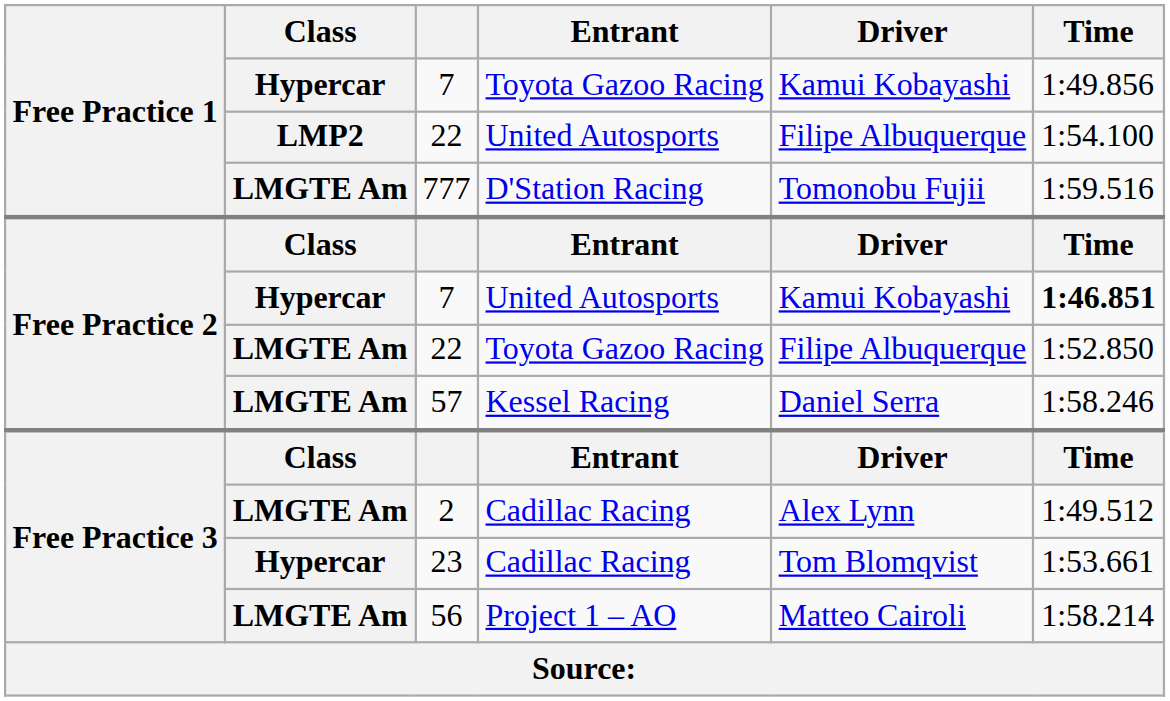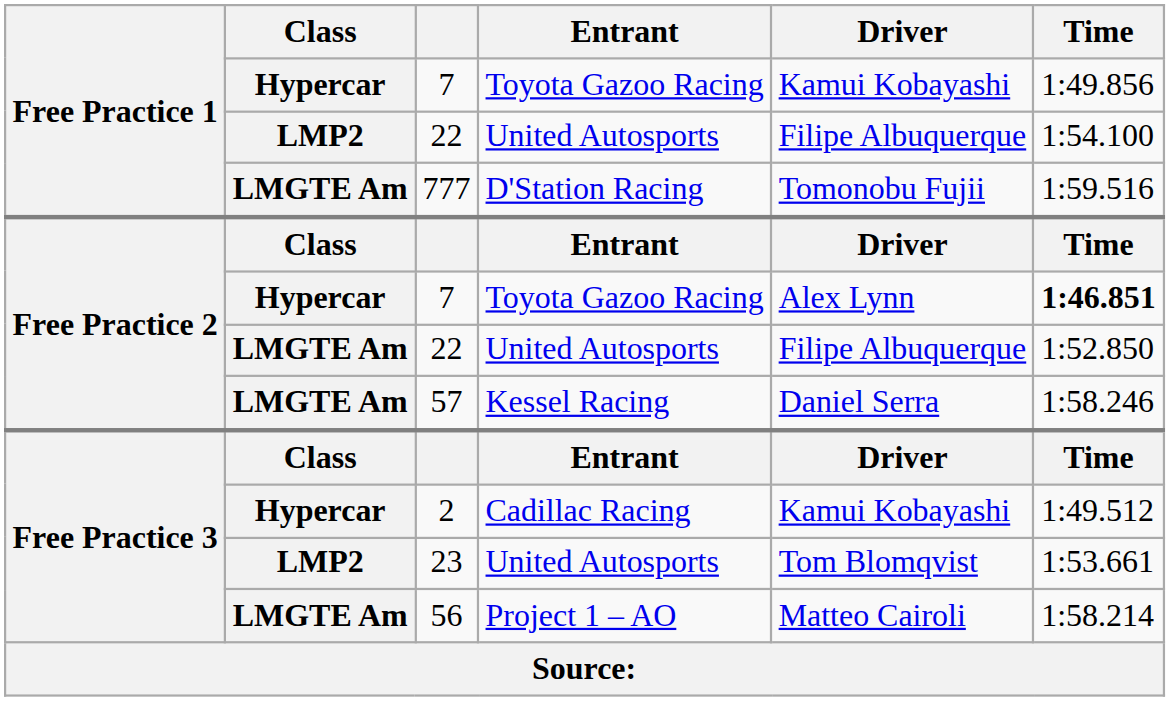(602, 297) United Autosports -> (625, 297) Toyota Gazoo Racing
(894, 297) Kamui Kobayashi -> (847, 297) Alex Lynn
(625, 349) Toyota Gazoo Racing -> (602, 349) United Autosports
(320, 510) LMGTE Am -> (320, 510) Hypercar
(847, 510) Alex Lynn -> (894, 510) Kamui Kobayashi
(320, 562) Hypercar -> (320, 562) LMP2
(588, 562) Cadillac Racing -> (602, 562) United Autosports
